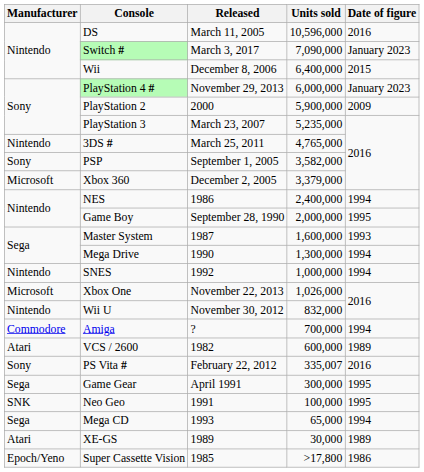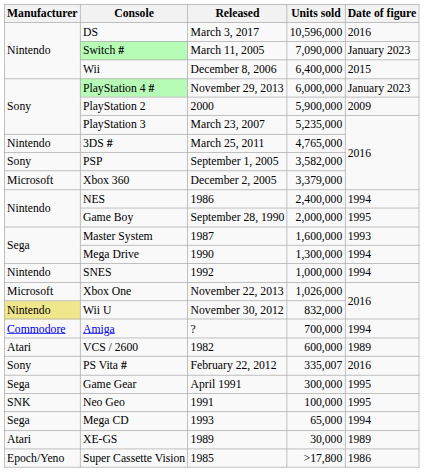(228, 32) March 11, 2005 -> (225, 32) March 3, 2017
(225, 50) March 3, 2017 -> (228, 50) March 11, 2005
(29, 310) no background -> (29, 310) khaki background
